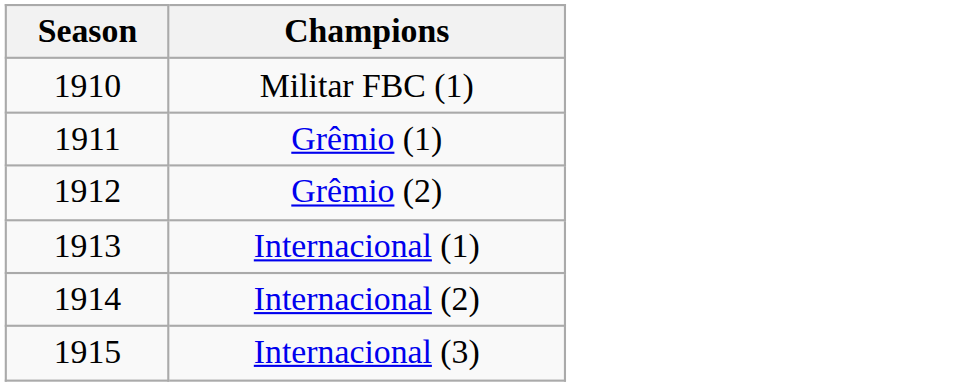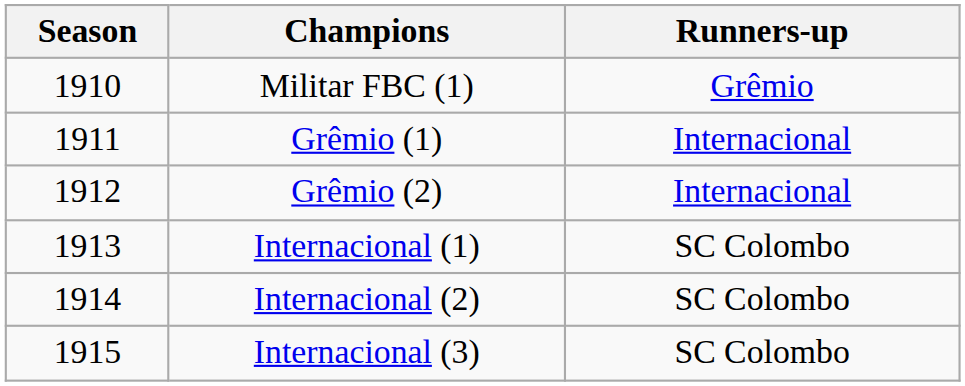+ column: (762, 31)
